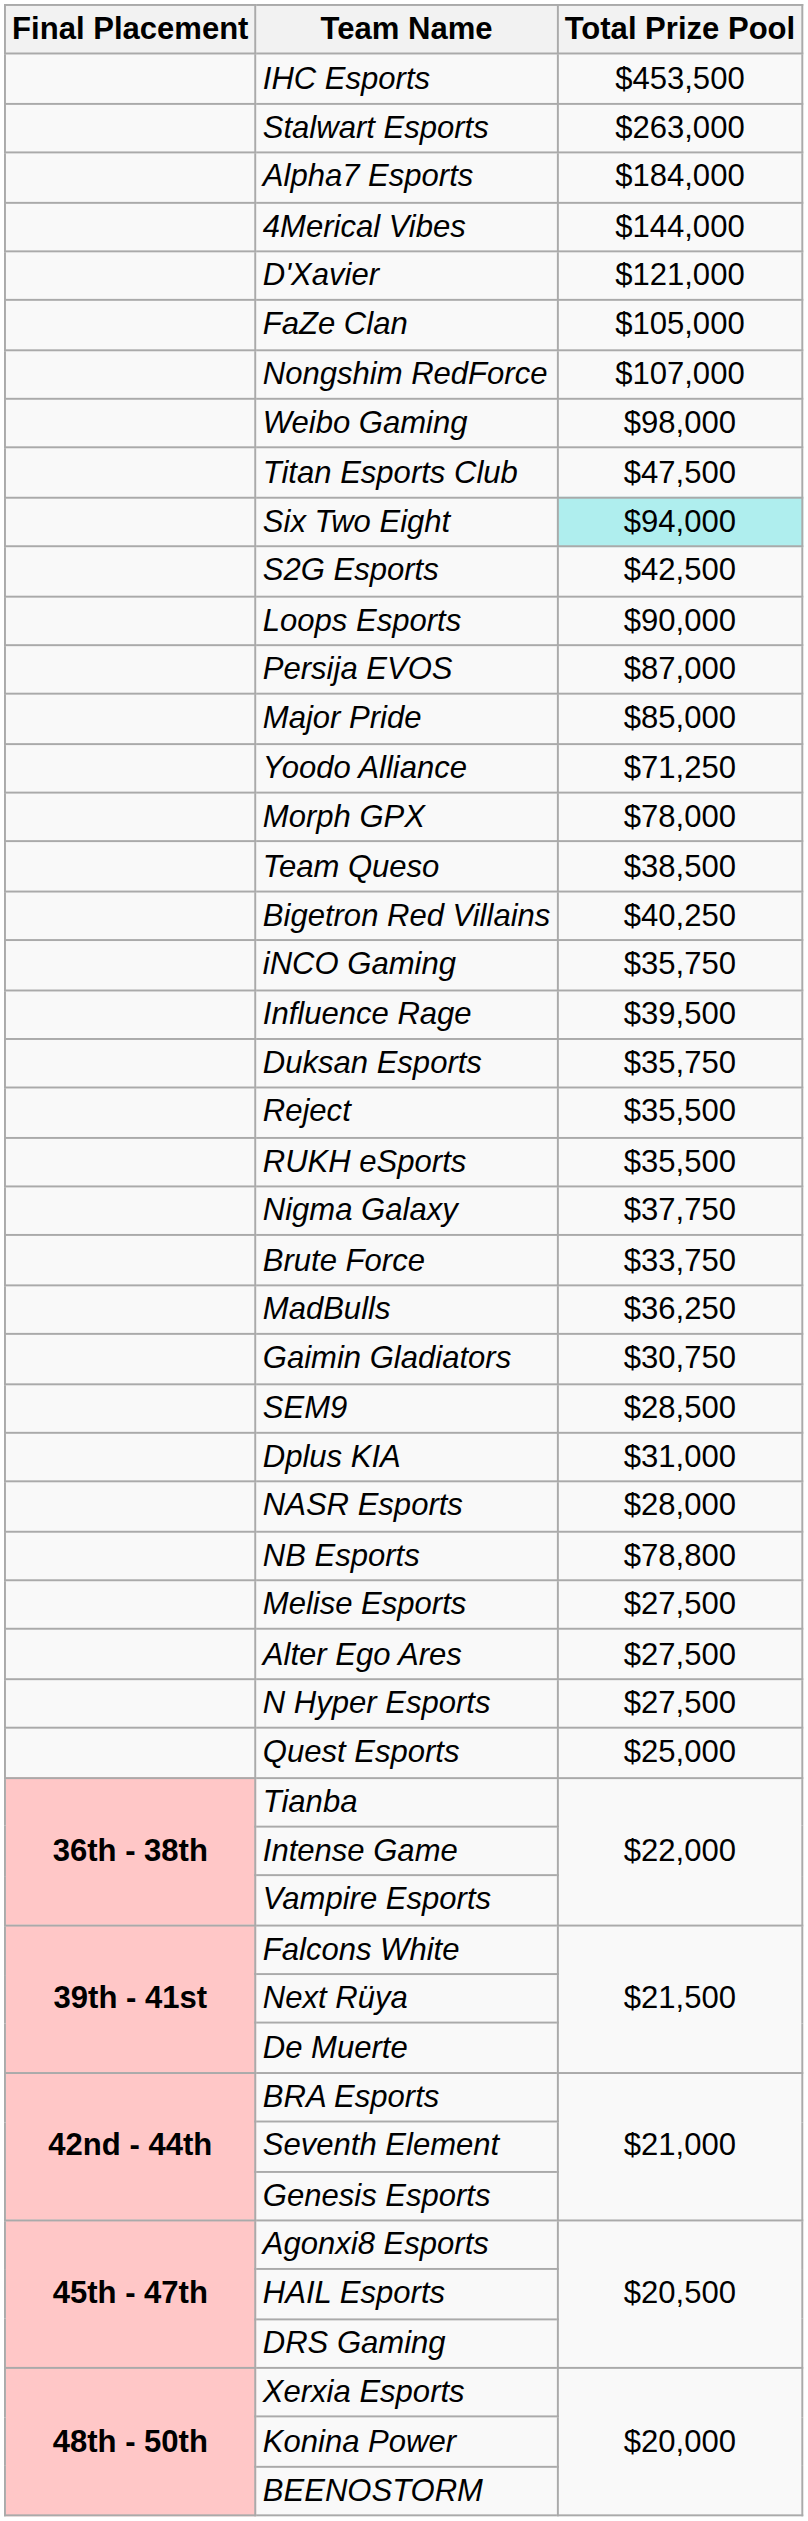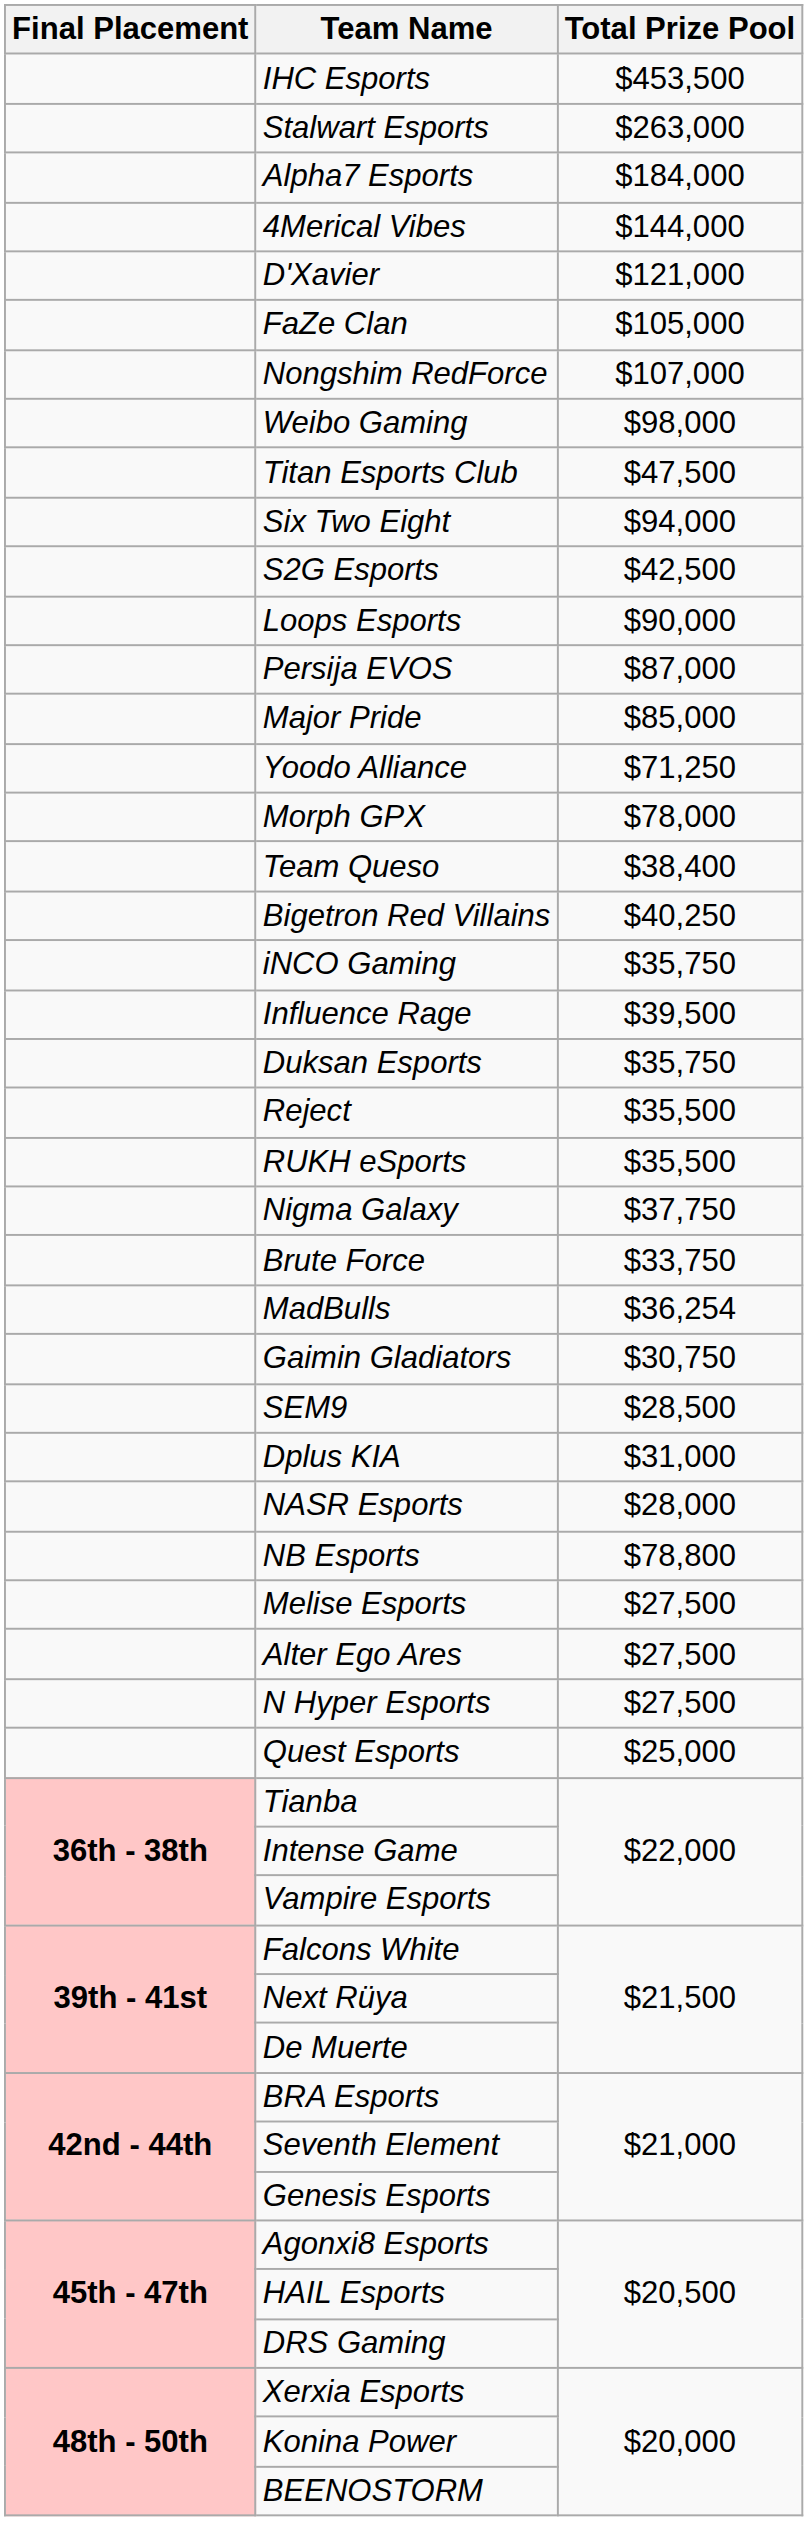(680, 521) paleturquoise background -> (680, 521) no background
(680, 865) $38,500 -> (680, 865) $38,400
(680, 1309) $36,250 -> (680, 1309) $36,254
